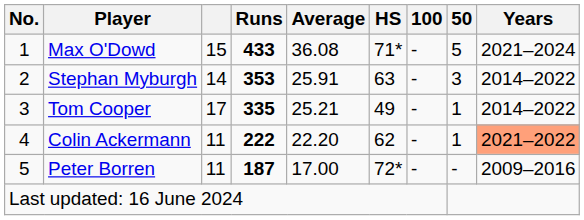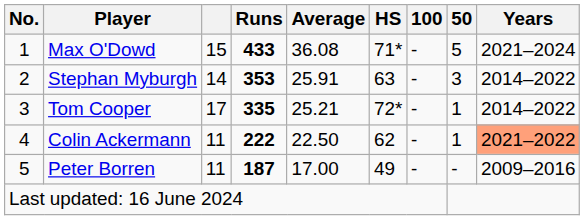(384, 109) 49 -> (388, 109) 72*
(315, 139) 22.20 -> (315, 139) 22.50
(388, 169) 72* -> (384, 169) 49
